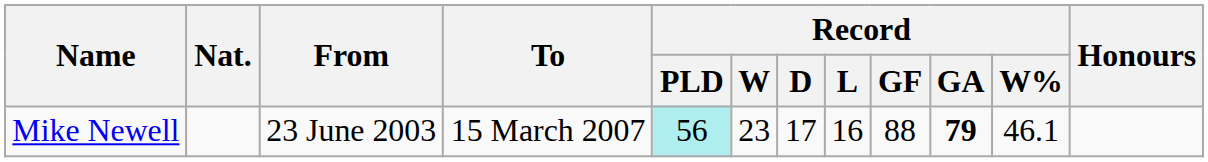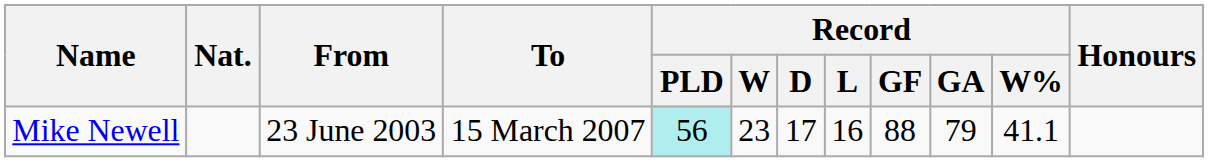(961, 130) bold -> (961, 130) normal
(1031, 130) 46.1 -> (1031, 130) 41.1
